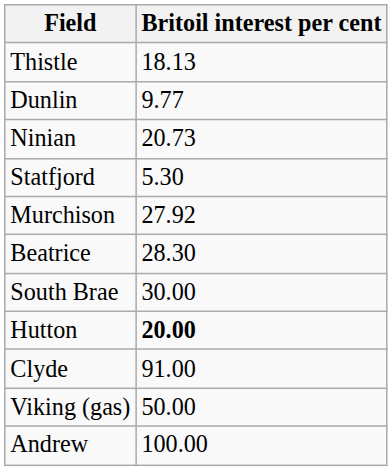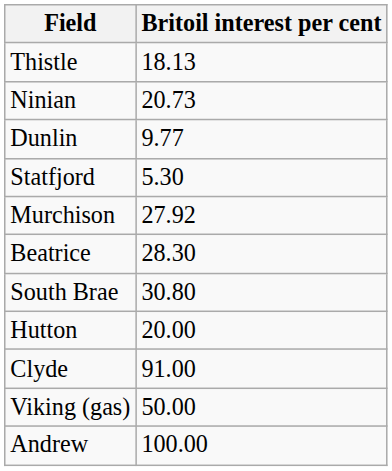rows swapped: (44, 100) <-> (43, 138)
(169, 291) 30.00 -> (169, 291) 30.80
(169, 330) bold -> (169, 330) normal
